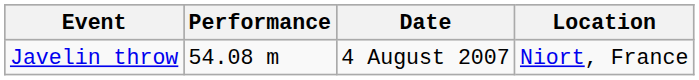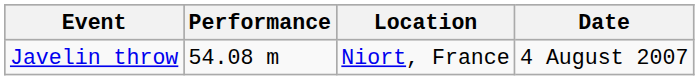columns swapped: (604, 22) <-> (426, 22)
